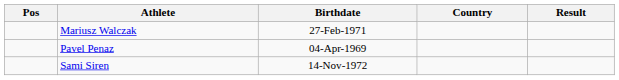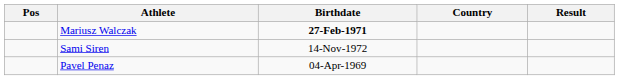(338, 30) normal -> (338, 30) bold
rows swapped: (87, 48) <-> (85, 65)
